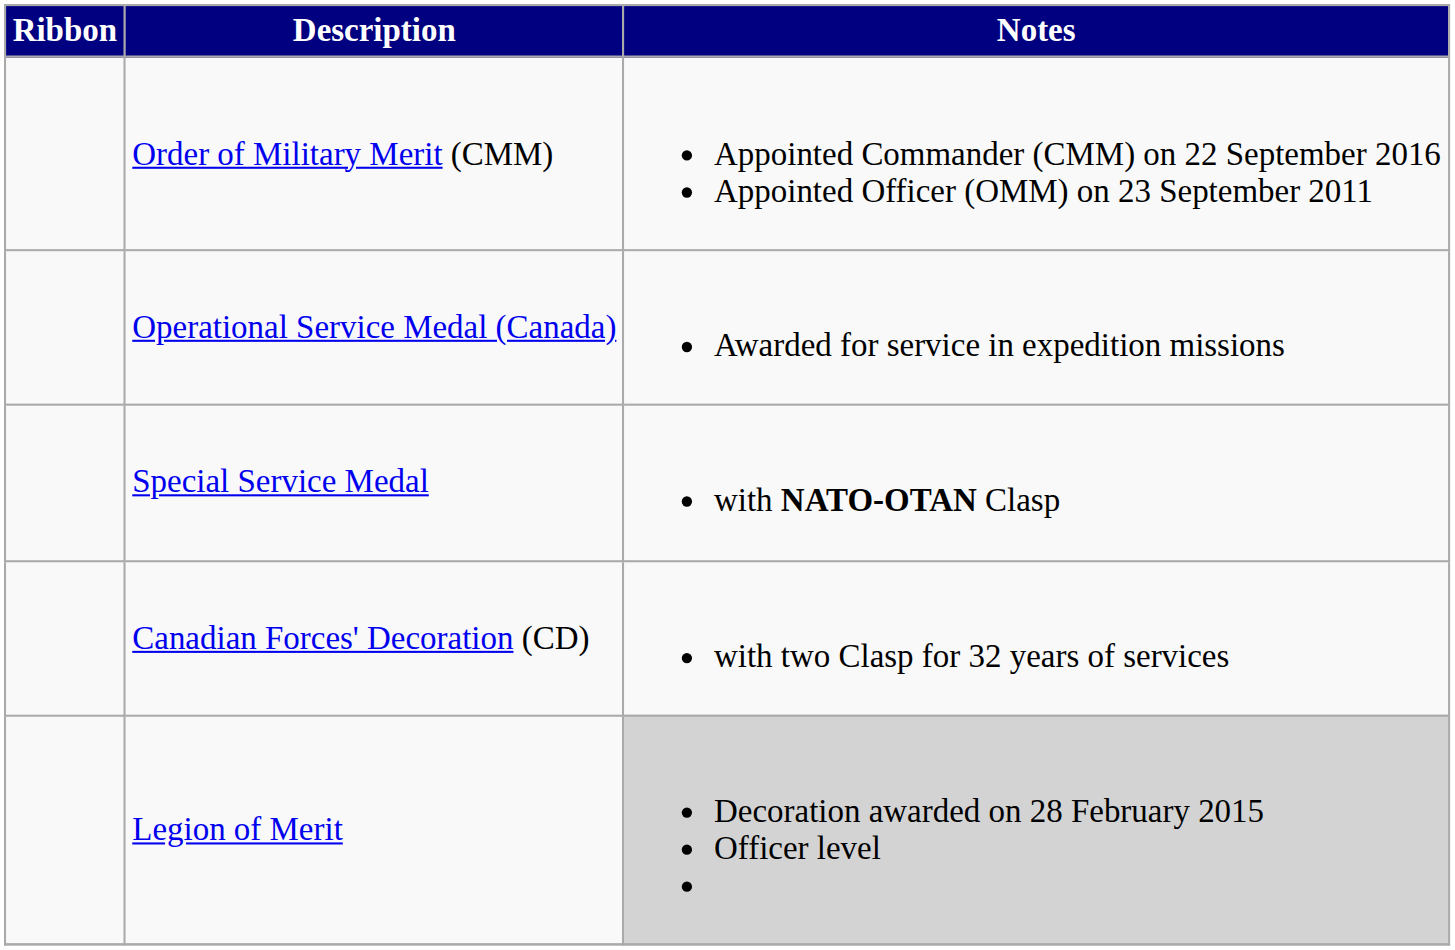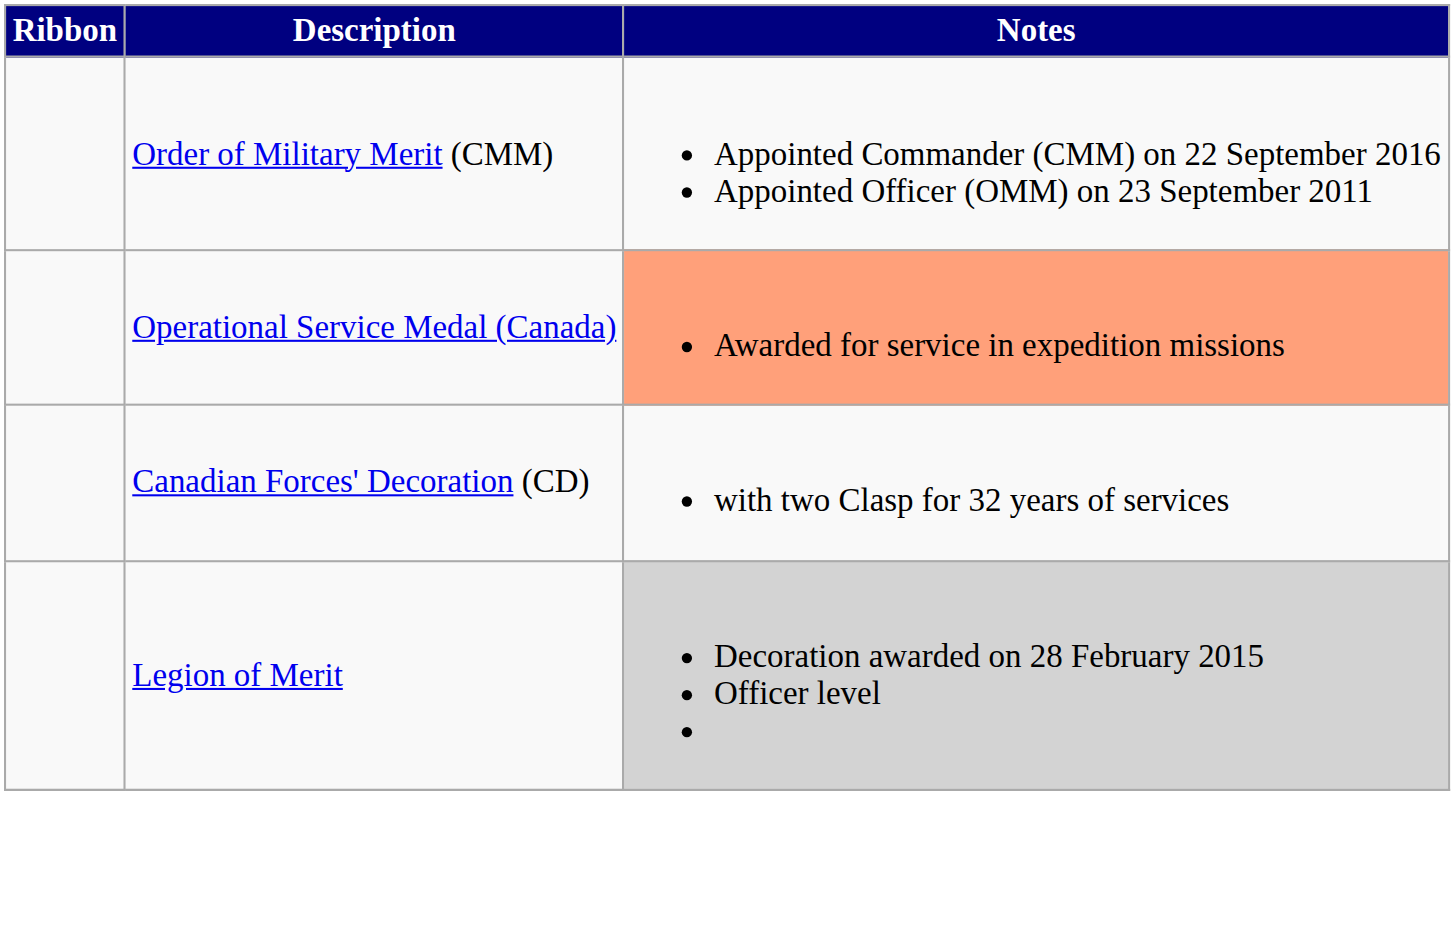(1036, 346) no background -> (1036, 346) lightsalmon background
- row: (281, 482)
